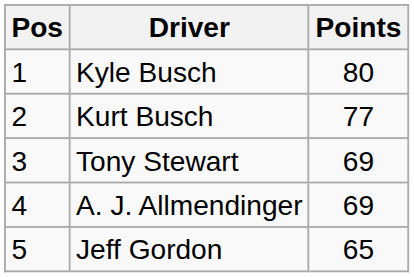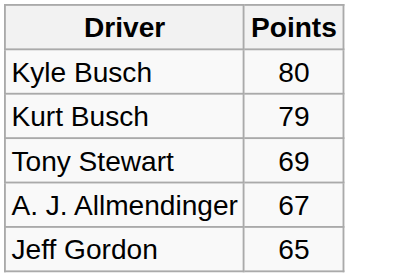- column: (37, 27)
(359, 116) 77 -> (294, 116) 79
(359, 205) 69 -> (294, 205) 67
